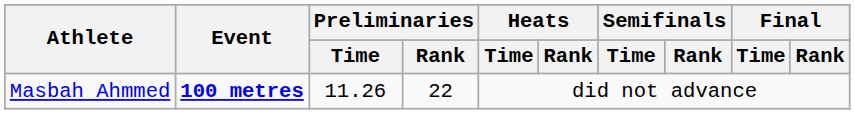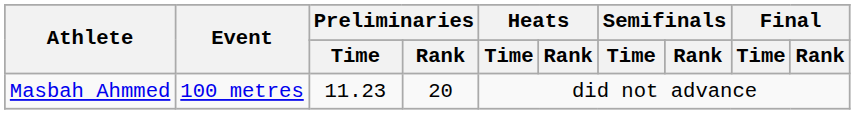(242, 91) bold -> (242, 91) normal
(355, 91) 11.26 -> (355, 91) 11.23
(441, 91) 22 -> (441, 91) 20
